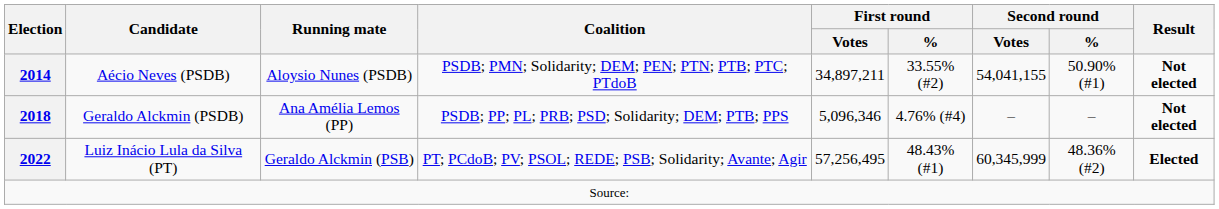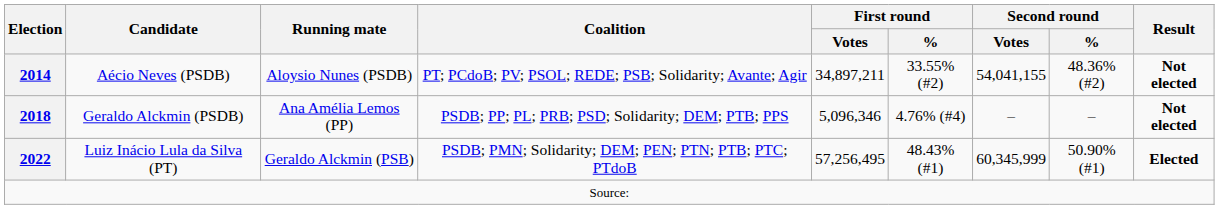(615, 74) PSDB; PMN; Solidarity; DEM; PEN; PTN; PTB; PTC; PTdoB -> (615, 74) PT; PCdoB; PV; PSOL; REDE; PSB; Solidarity; Avante; Agir
(1092, 74) 50.90% (#1) -> (1092, 74) 48.36% (#2)
(615, 158) PT; PCdoB; PV; PSOL; REDE; PSB; Solidarity; Avante; Agir -> (615, 158) PSDB; PMN; Solidarity; DEM; PEN; PTN; PTB; PTC; PTdoB
(1092, 158) 48.36% (#2) -> (1092, 158) 50.90% (#1)
